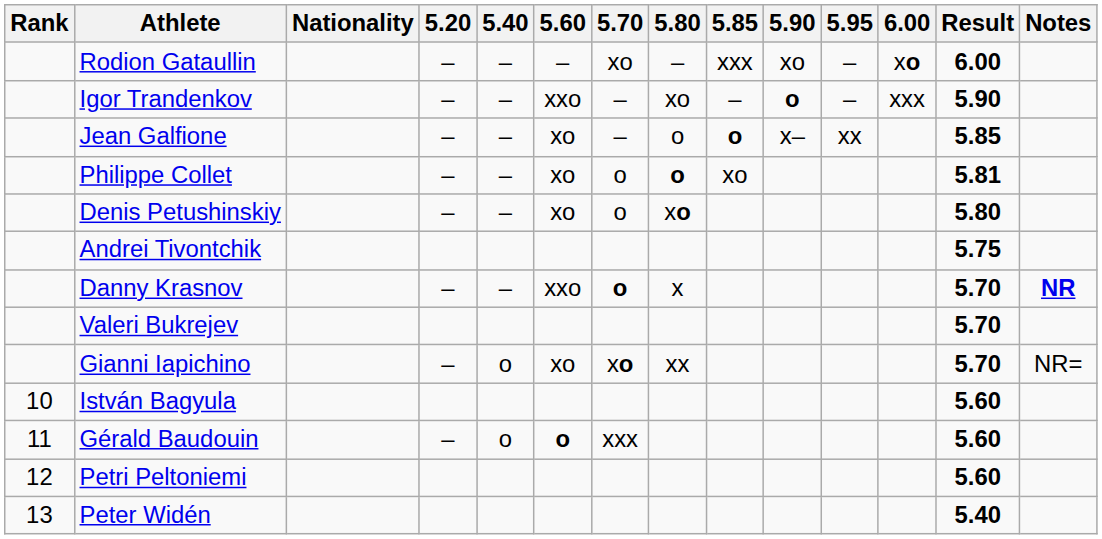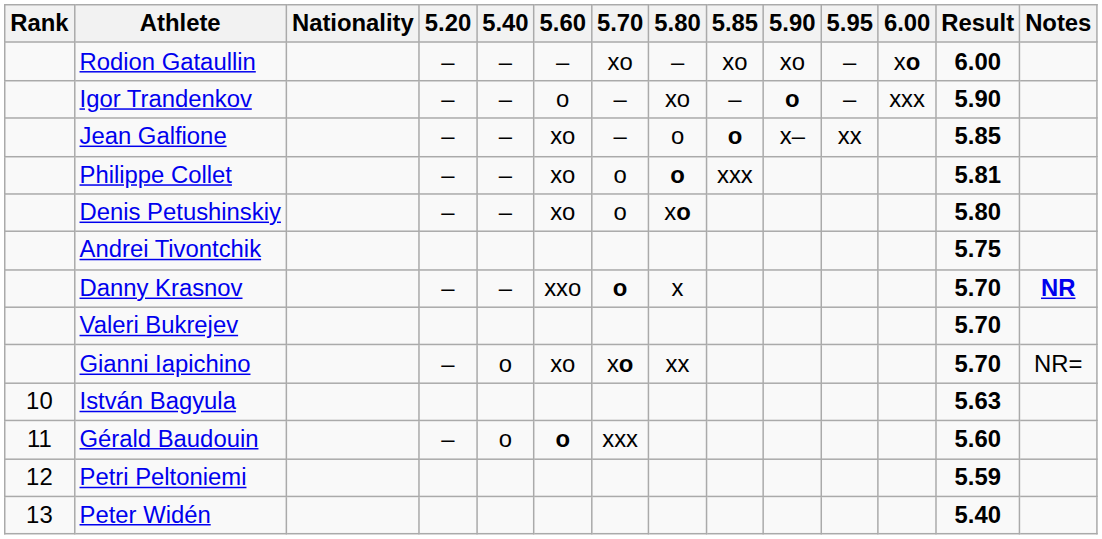(735, 61) xxx -> (735, 61) xo
(563, 99) xxo -> (563, 99) o
(735, 174) xo -> (735, 174) xxx
(978, 401) 5.60 -> (978, 401) 5.63
(978, 477) 5.60 -> (978, 477) 5.59
